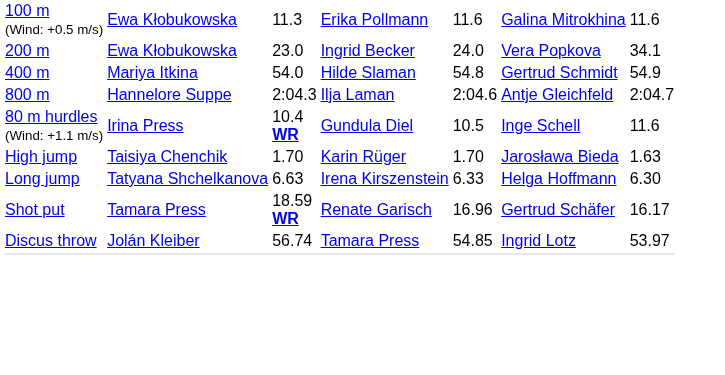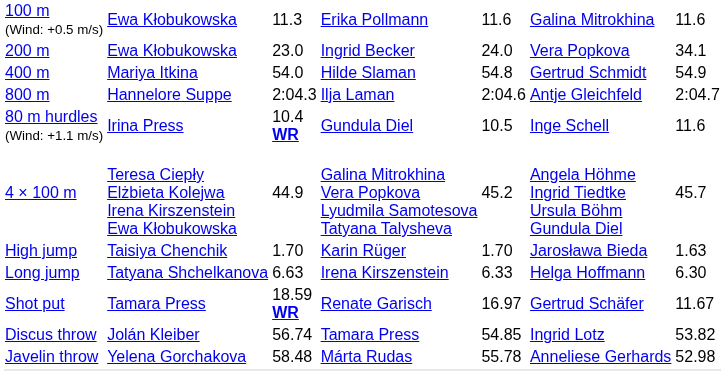+ row: (41, 192)
(473, 210) 16.96 -> (501, 304) 16.97
(650, 210) 16.17 -> (695, 304) 11.67
(650, 240) 53.97 -> (695, 334) 53.82
+ row: (52, 356)
